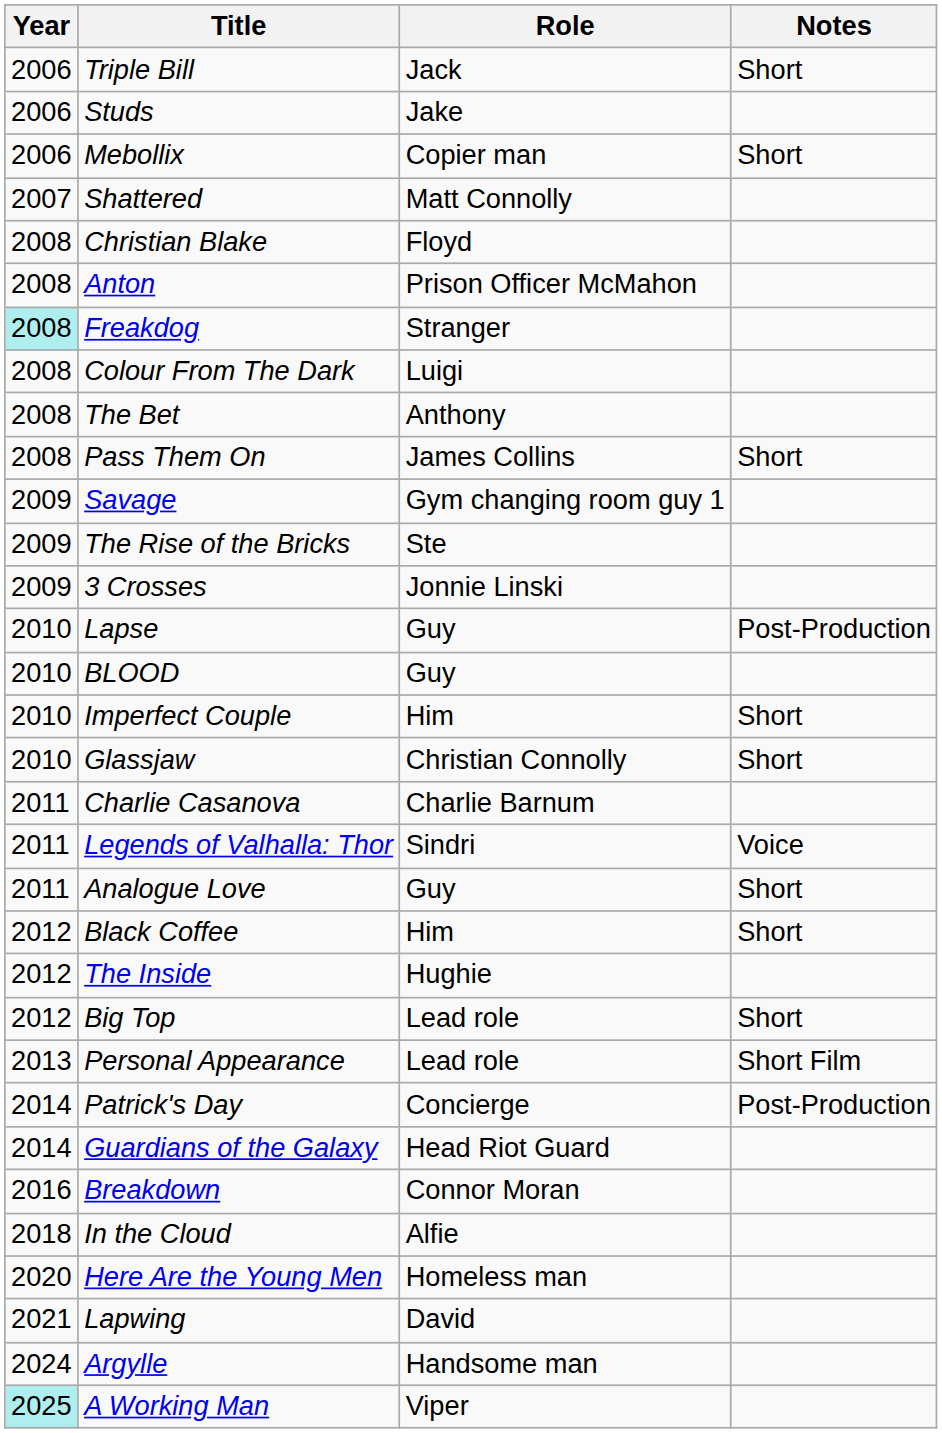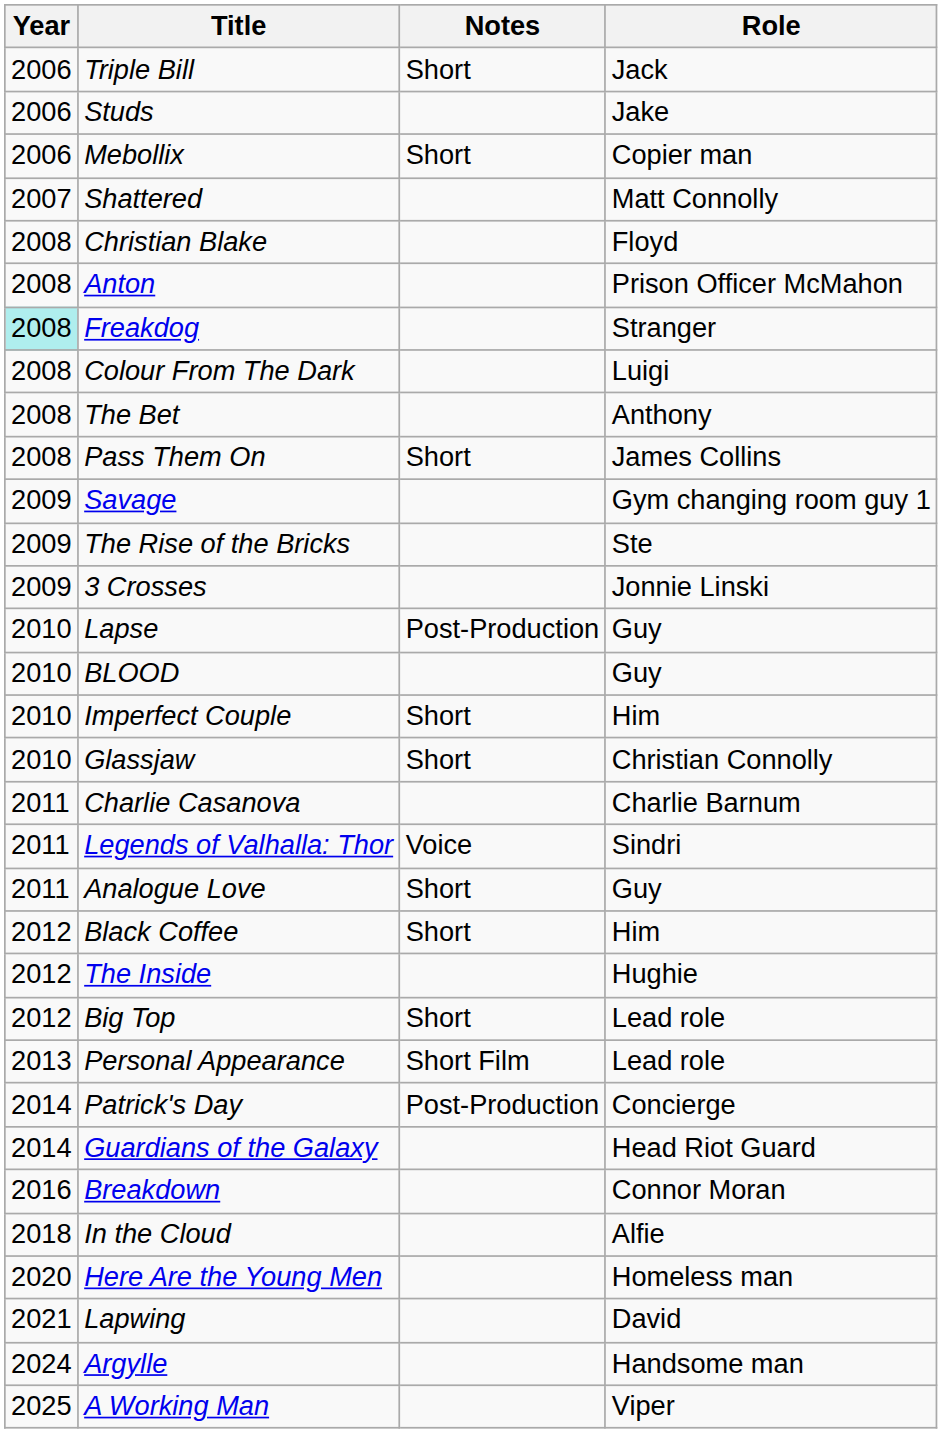columns swapped: (565, 26) <-> (834, 26)
(41, 1406) paleturquoise background -> (41, 1406) no background
